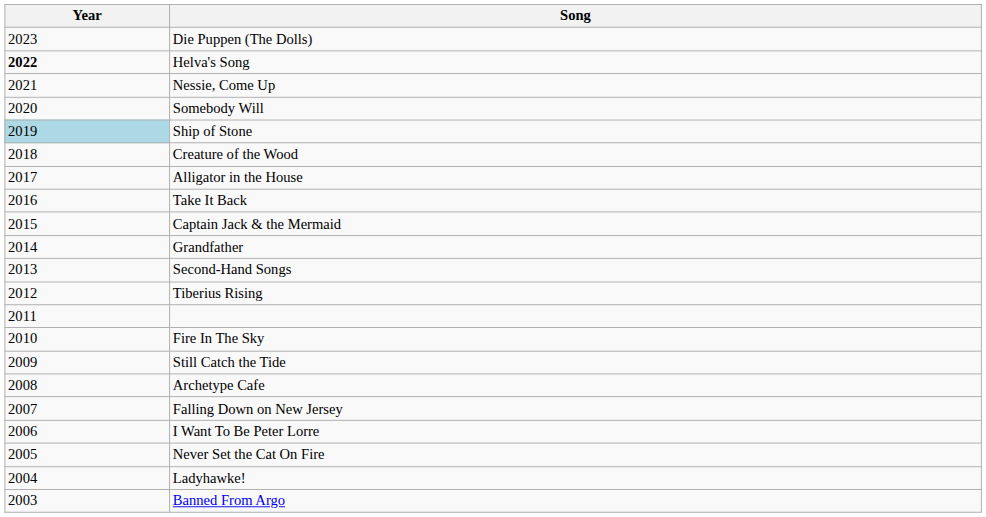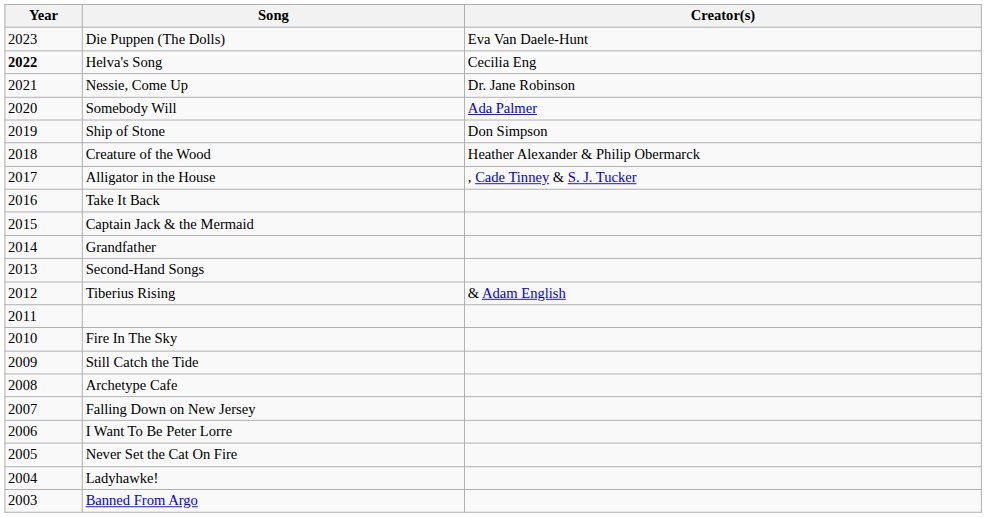+ column: (723, 16)
(23, 131) lightblue background -> (23, 131) no background
